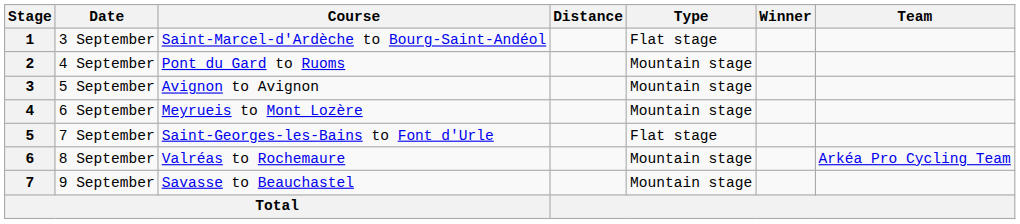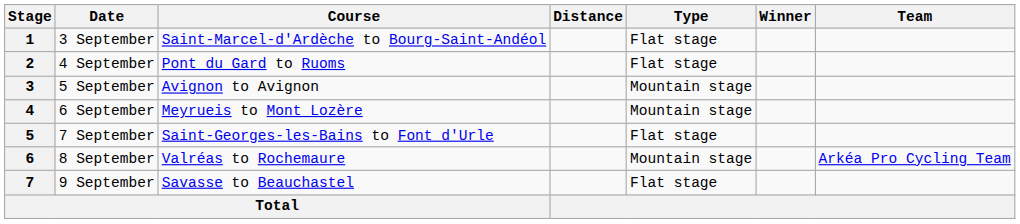(691, 64) Mountain stage -> (674, 64) Flat stage
(691, 183) Mountain stage -> (674, 183) Flat stage
